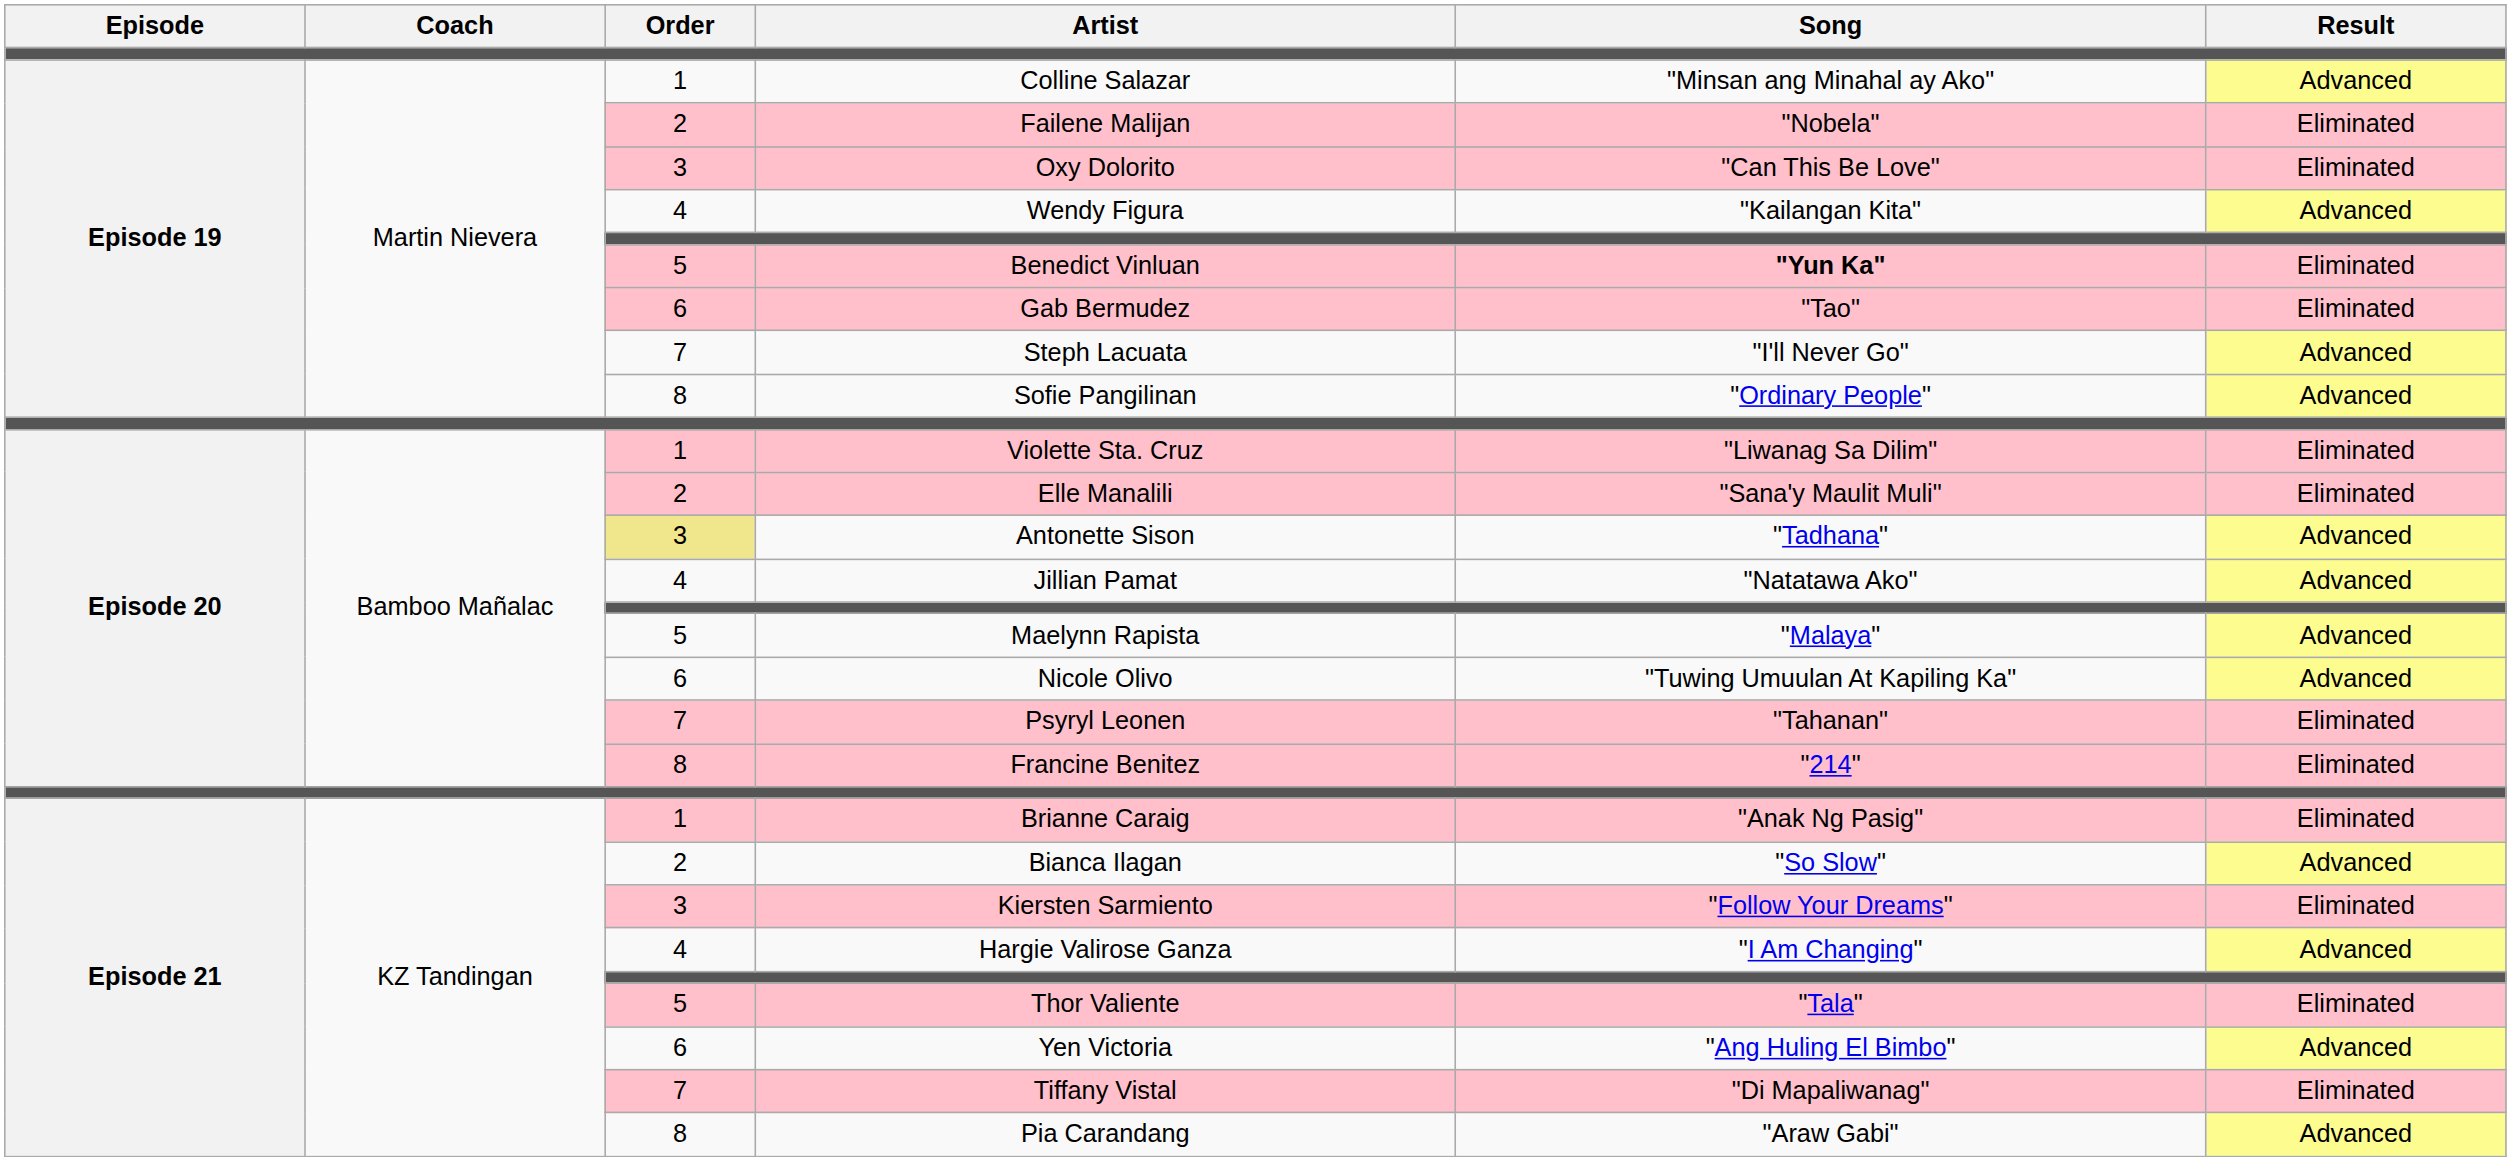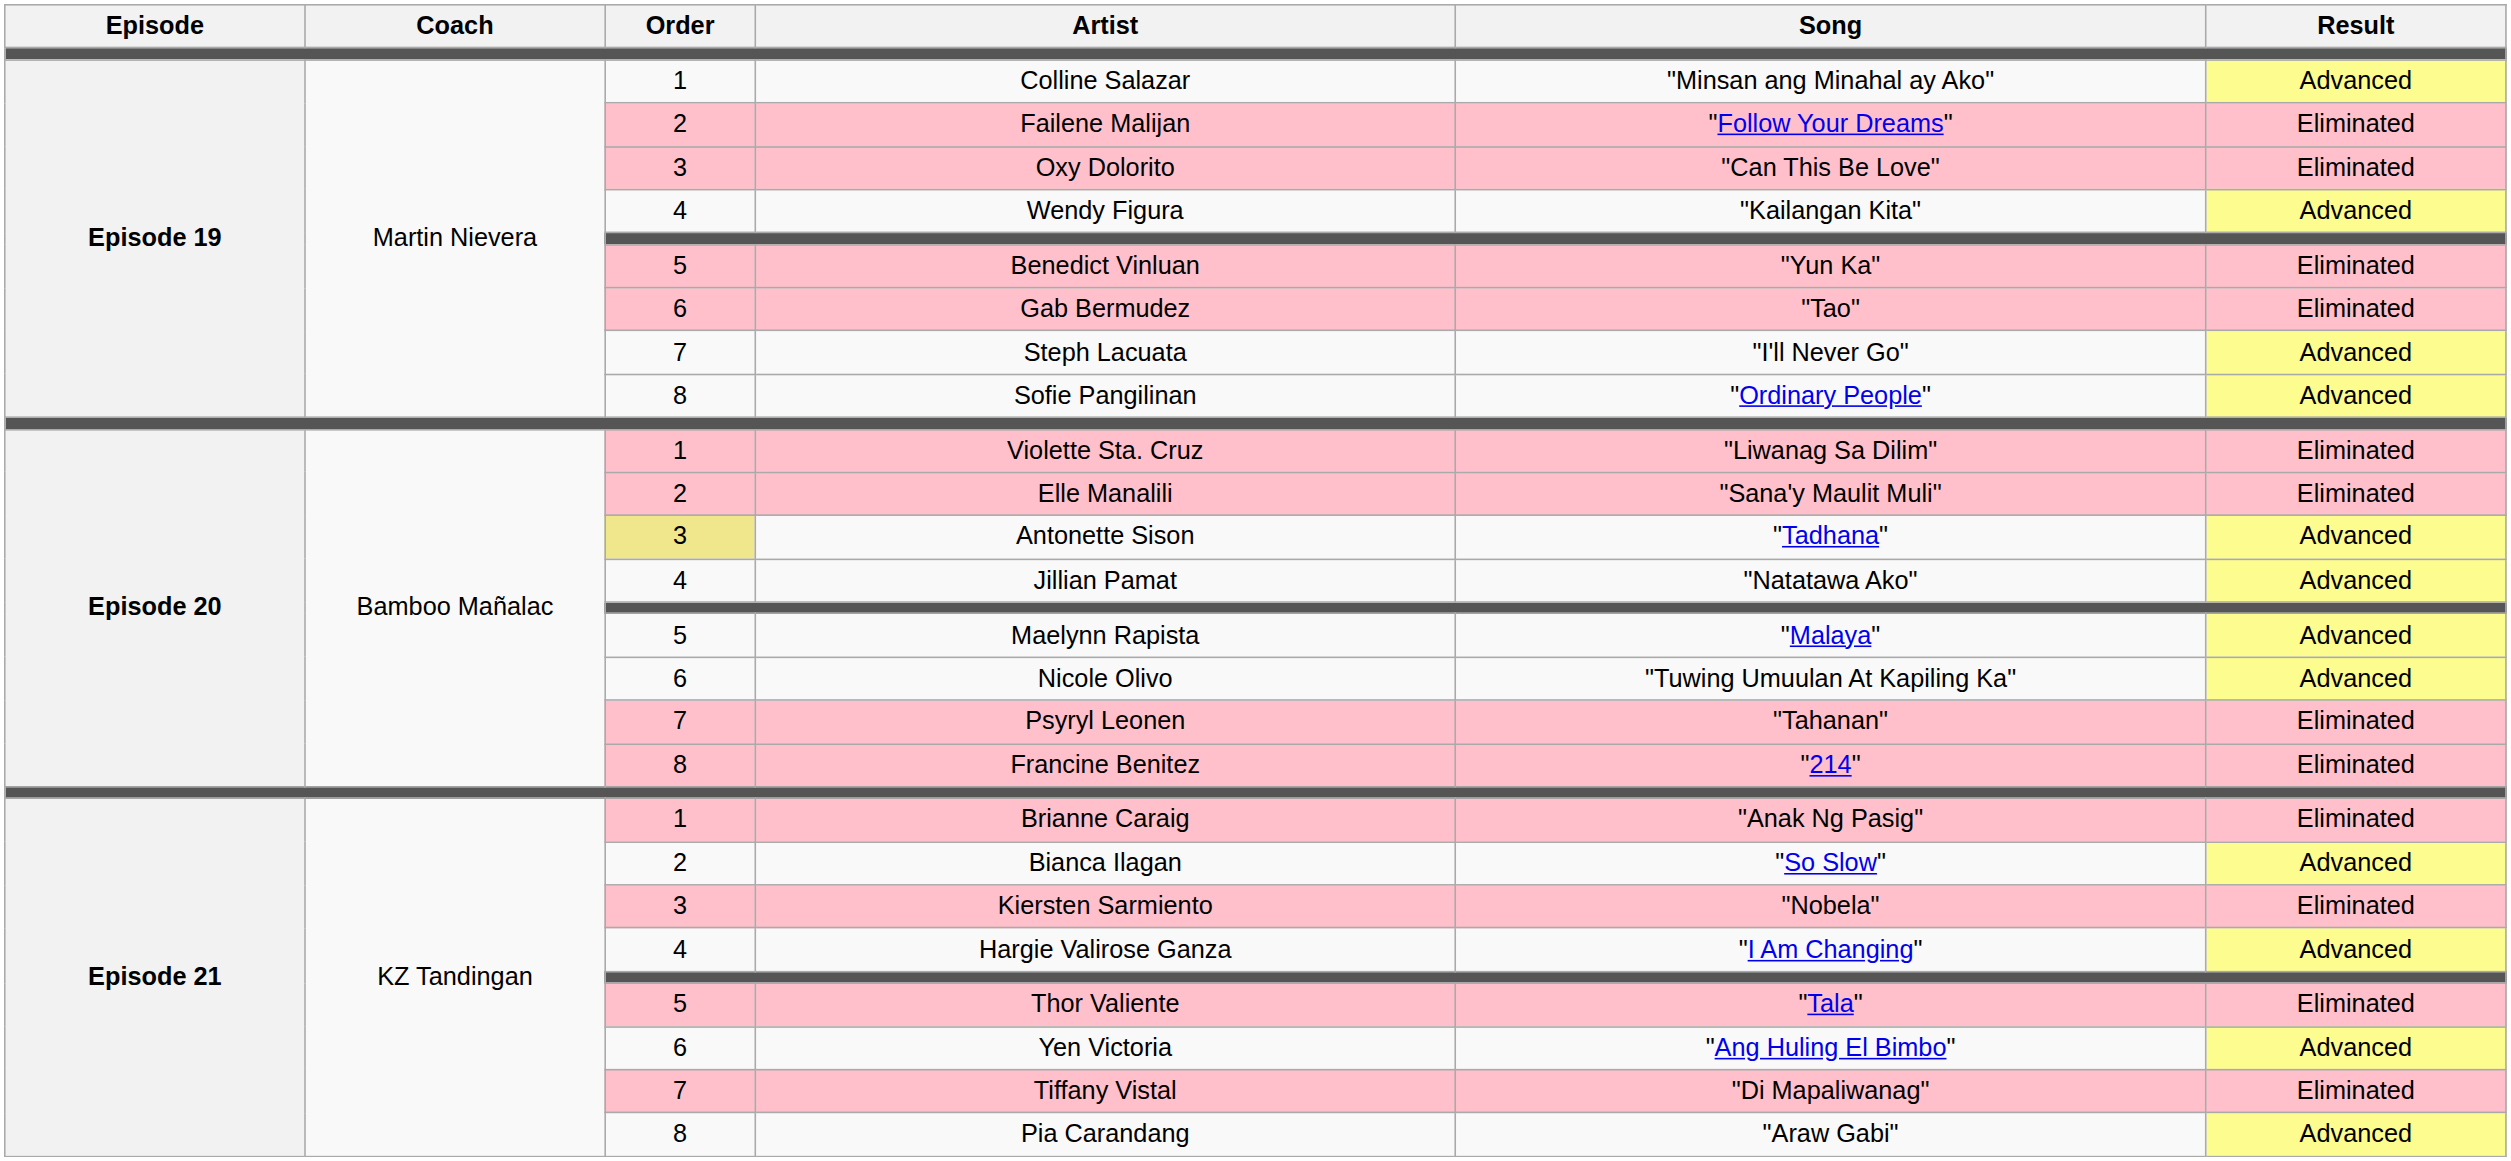(1831, 124) "Nobela" -> (1831, 124) "Follow Your Dreams"
(1831, 265) bold -> (1831, 265) normal
(1831, 906) "Follow Your Dreams" -> (1831, 906) "Nobela"
